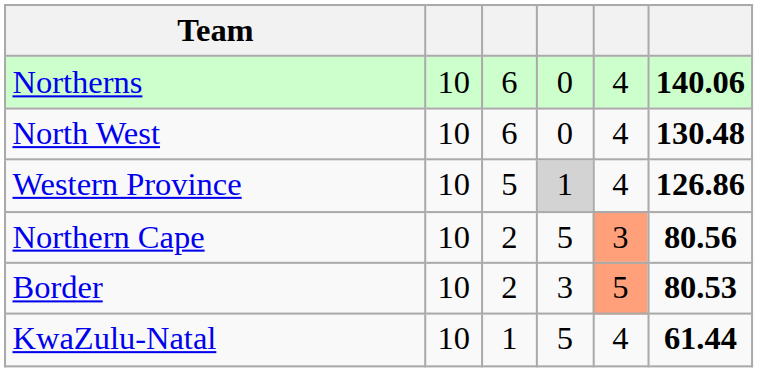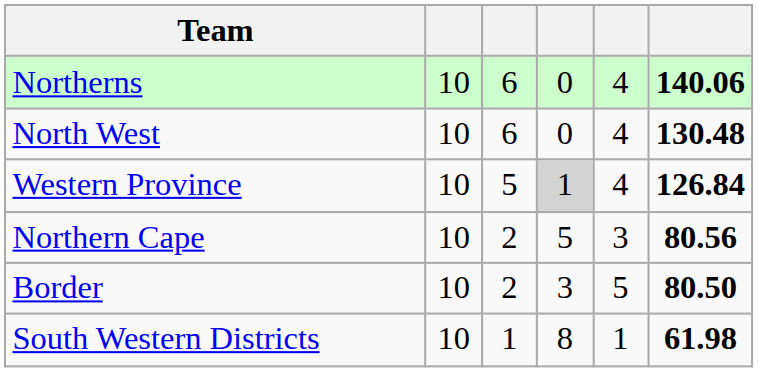(700, 184) 126.86 -> (700, 184) 126.84
(620, 236) lightsalmon background -> (620, 236) no background
(620, 287) lightsalmon background -> (620, 287) no background
(700, 287) 80.53 -> (700, 287) 80.50
+ row: (166, 339)
- row: (114, 339)
